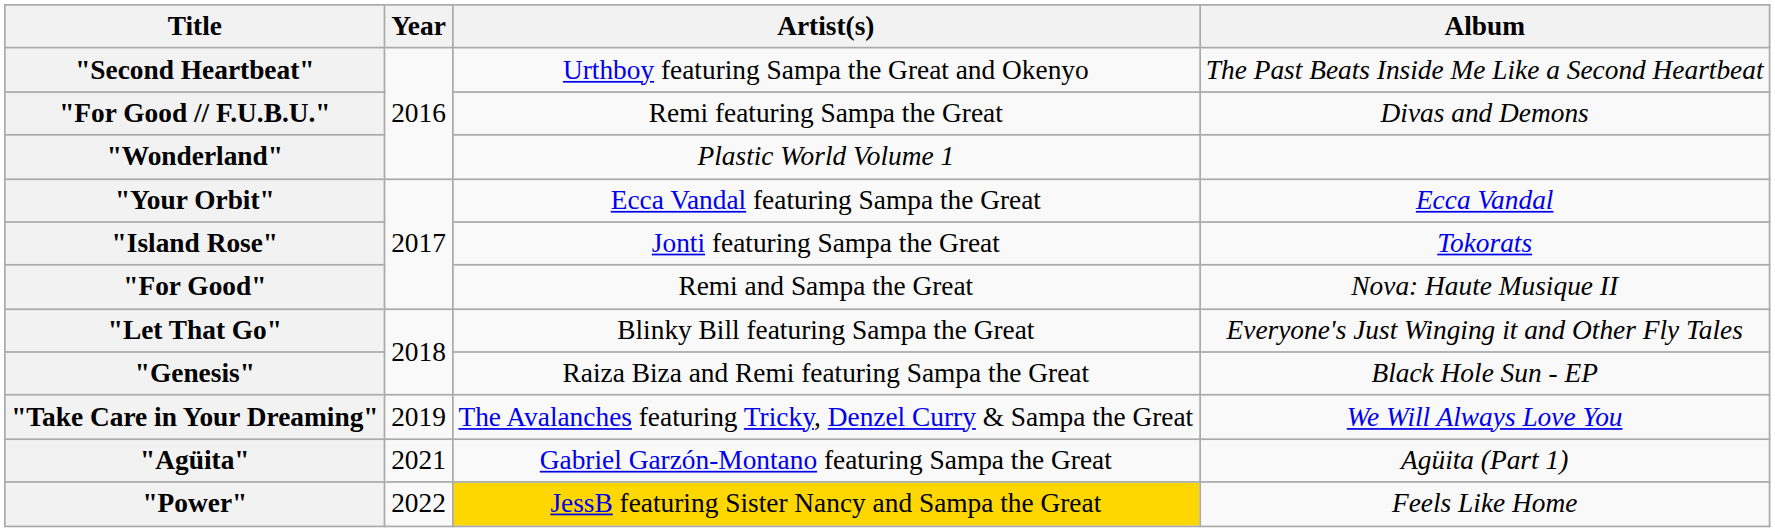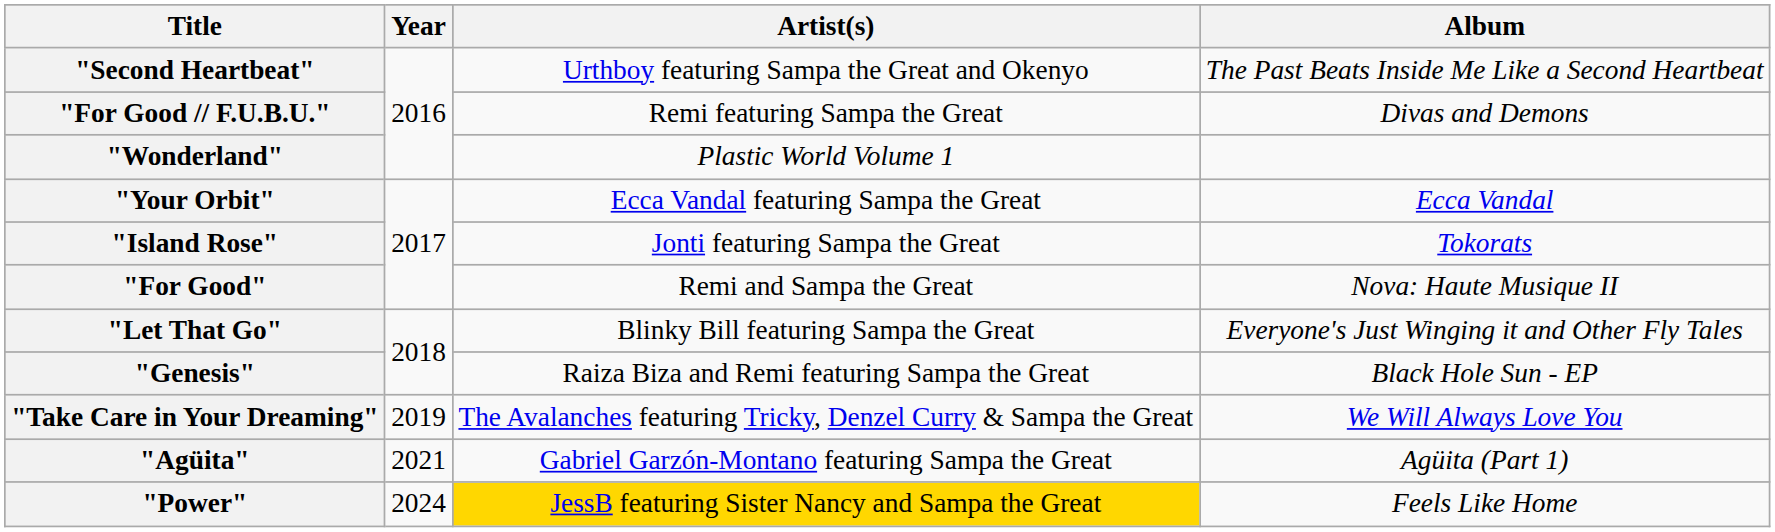(418, 503) 2022 -> (418, 503) 2024
